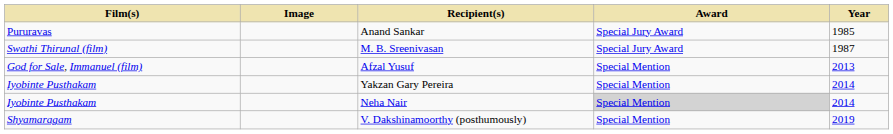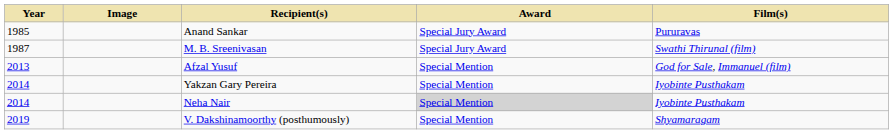columns swapped: (859, 13) <-> (122, 13)
